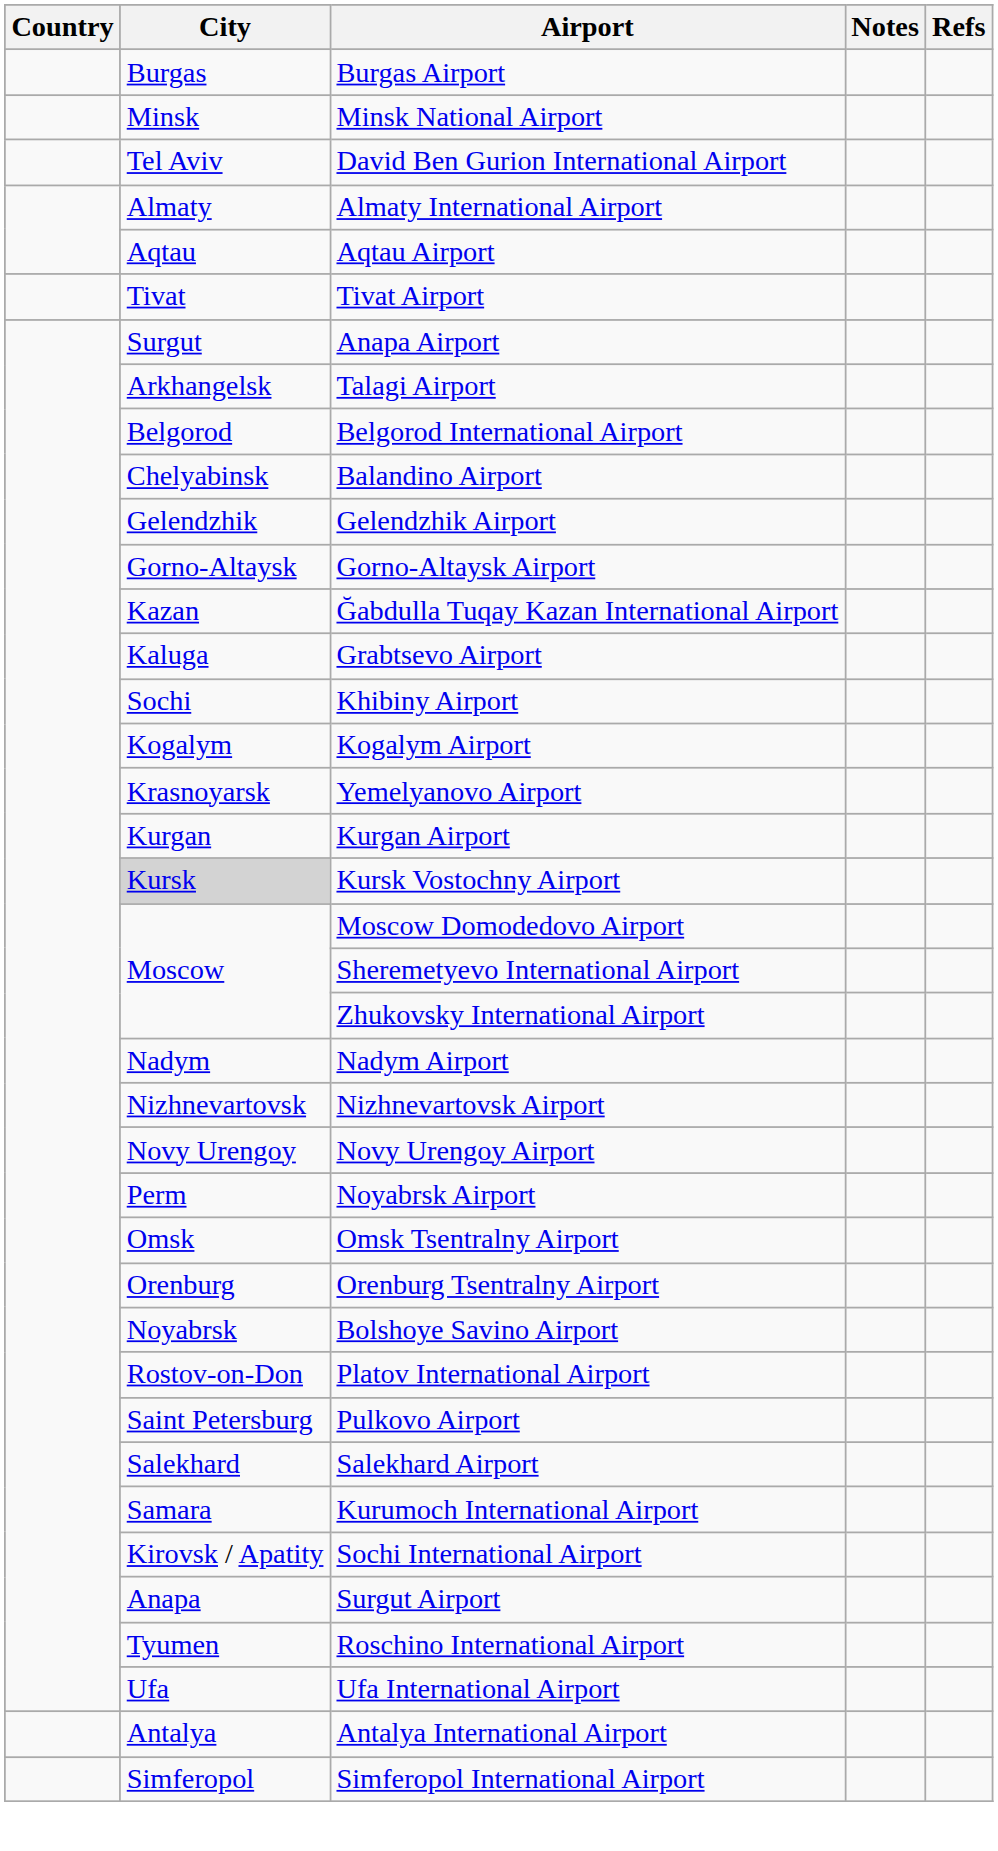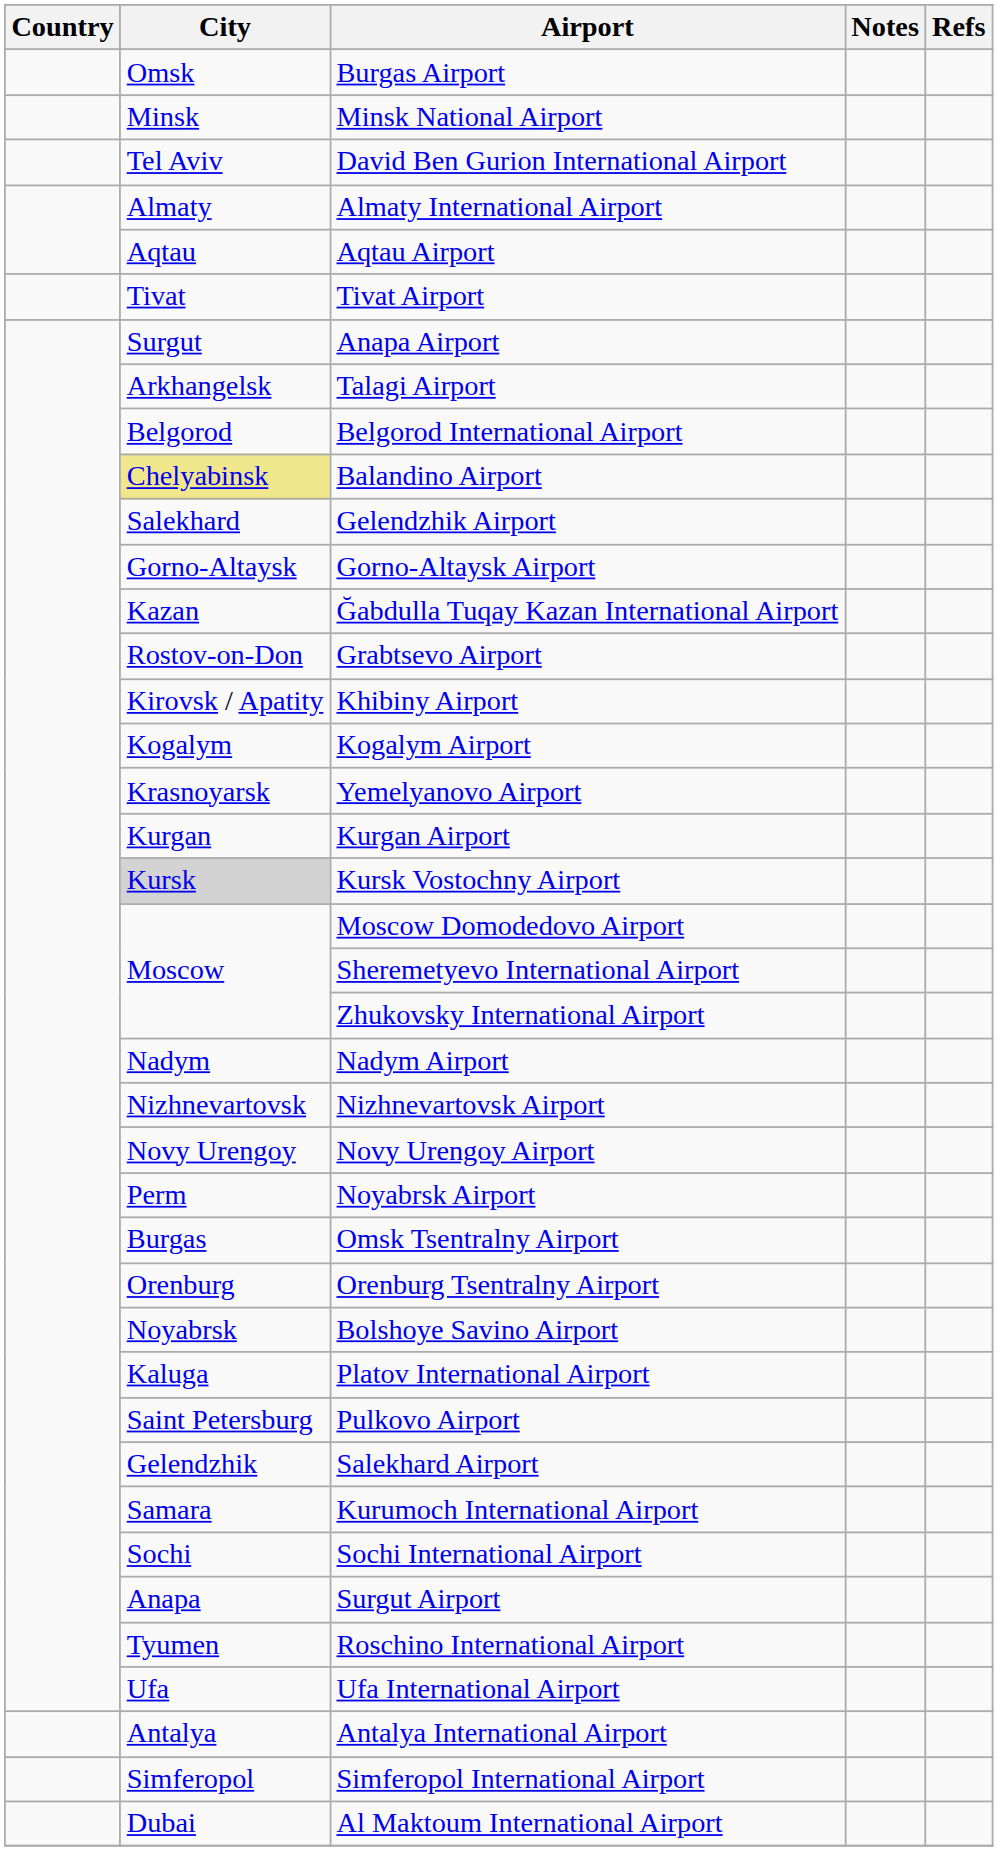(167, 71) Burgas -> (161, 71) Omsk
(198, 476) no background -> (198, 476) khaki background
(192, 521) Gelendzhik -> (183, 521) Salekhard
(168, 655) Kaluga -> (215, 655) Rostov-on-Don
(159, 700) Sochi -> (225, 700) Kirovsk / Apatity
(161, 1239) Omsk -> (167, 1239) Burgas
(215, 1374) Rostov-on-Don -> (168, 1374) Kaluga
(183, 1464) Salekhard -> (192, 1464) Gelendzhik
(225, 1554) Kirovsk / Apatity -> (159, 1554) Sochi
+ row: (530, 1823)
